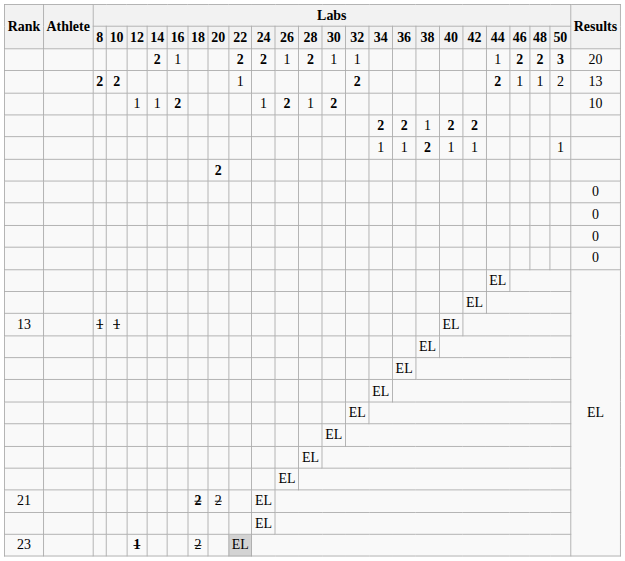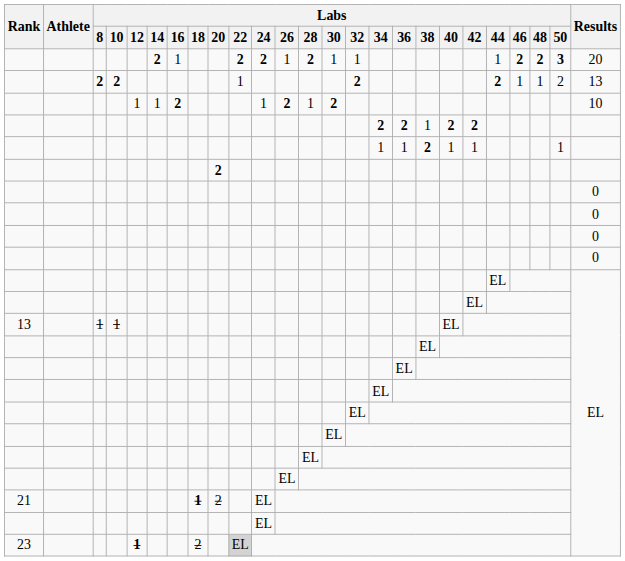(198, 501) 2 -> (198, 501) 1
